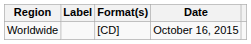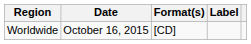columns swapped: (196, 13) <-> (78, 13)
